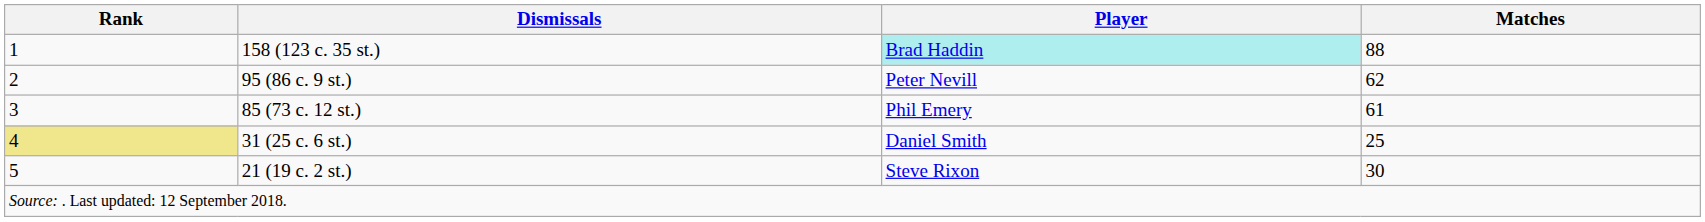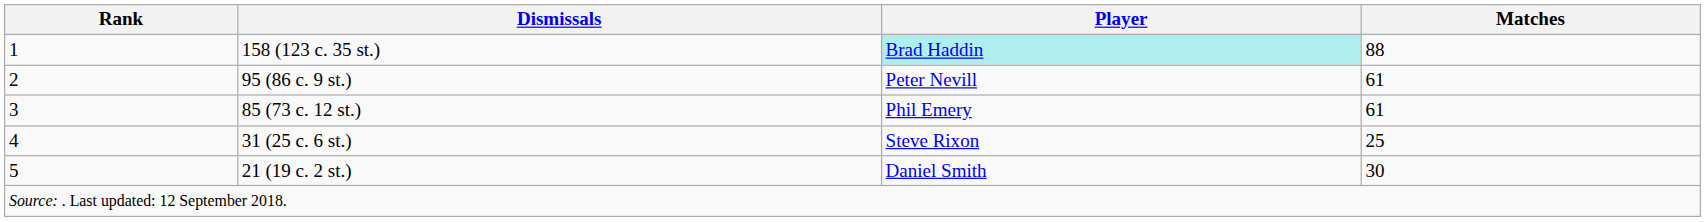(1375, 79) 62 -> (1375, 79) 61
(14, 140) khaki background -> (14, 140) no background
(936, 140) Daniel Smith -> (932, 140) Steve Rixon
(932, 170) Steve Rixon -> (936, 170) Daniel Smith
